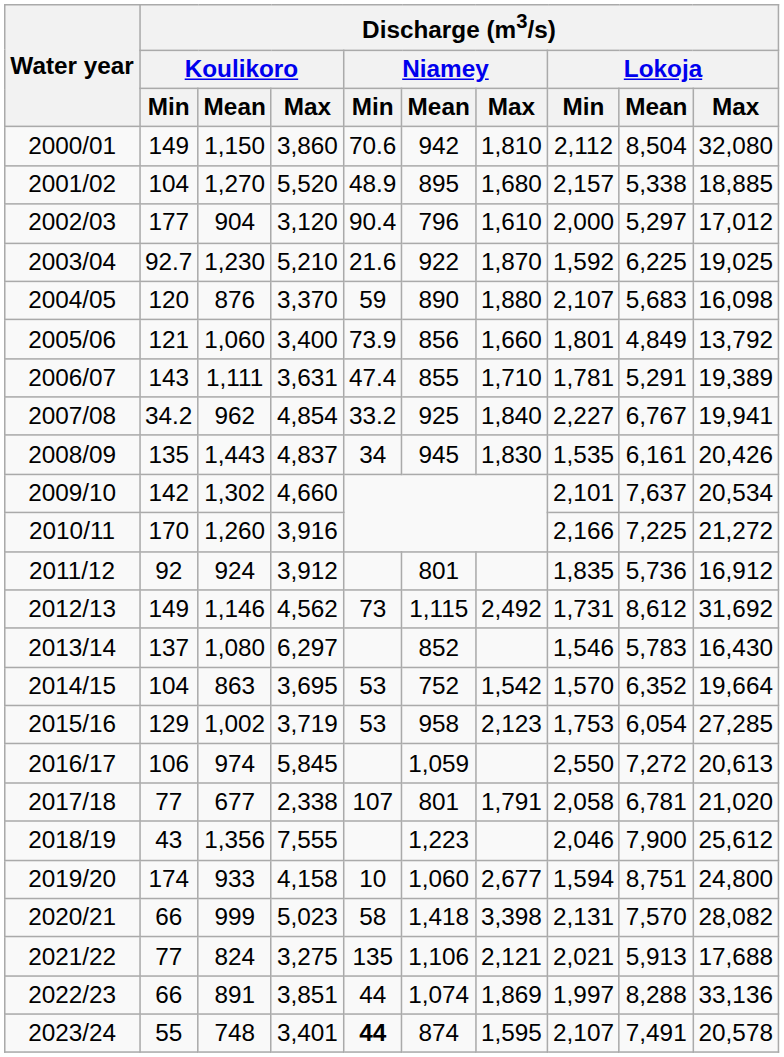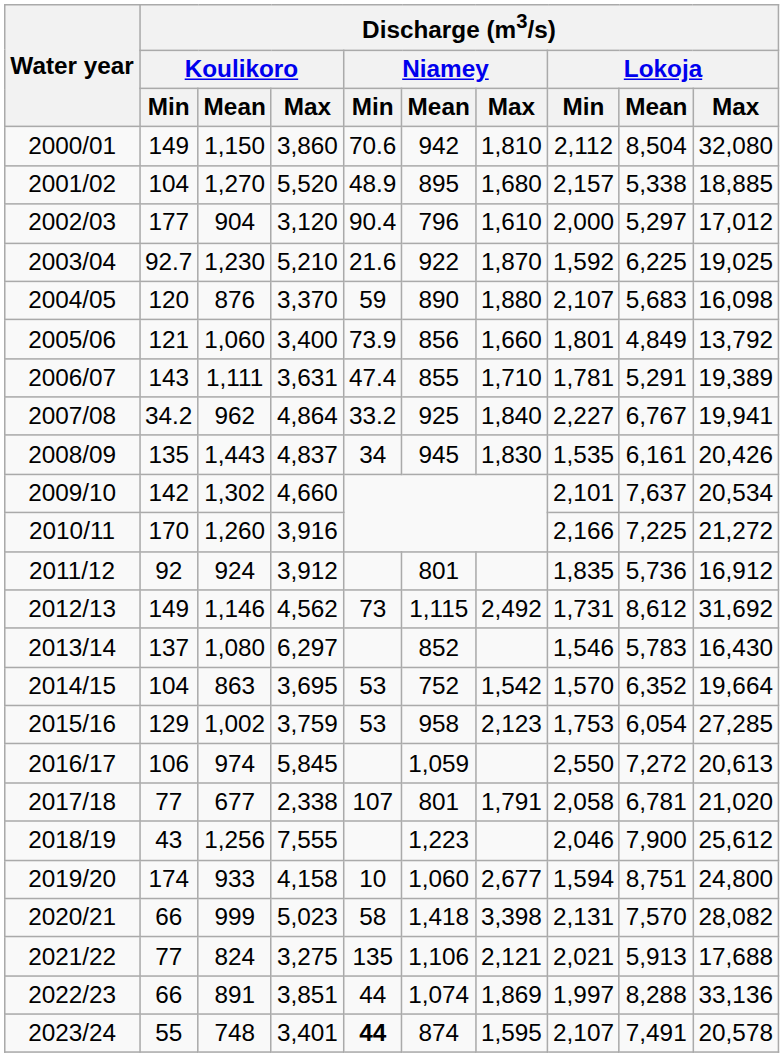(307, 416) 4,854 -> (307, 416) 4,864
(307, 724) 3,719 -> (307, 724) 3,759
(235, 840) 1,356 -> (235, 840) 1,256
